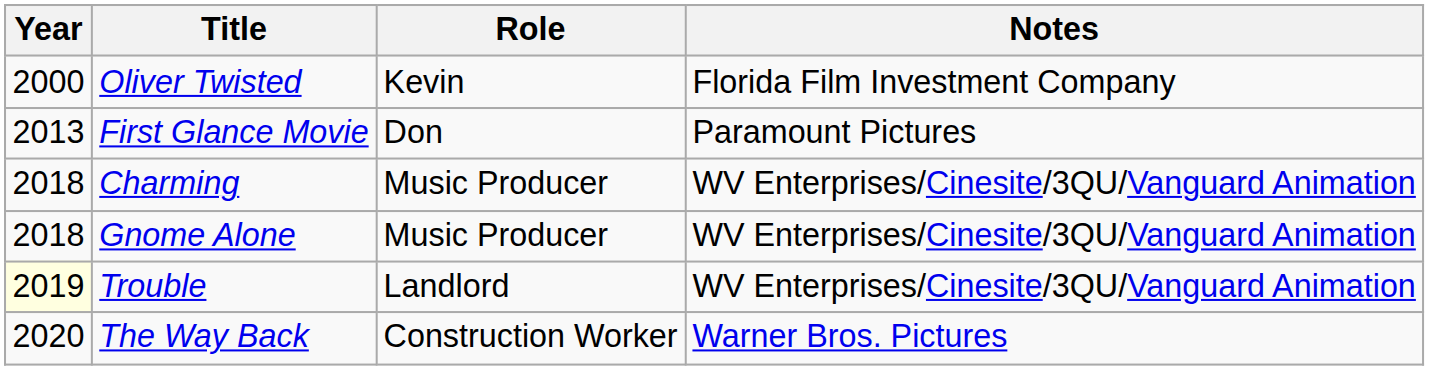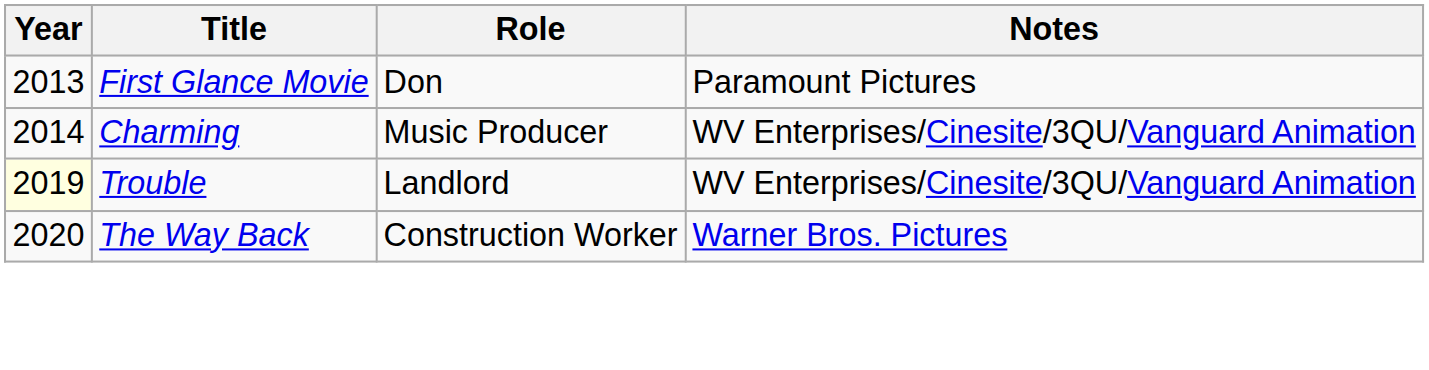- row: (200, 81)
(48, 183) 2018 -> (48, 132) 2014
- row: (197, 235)
